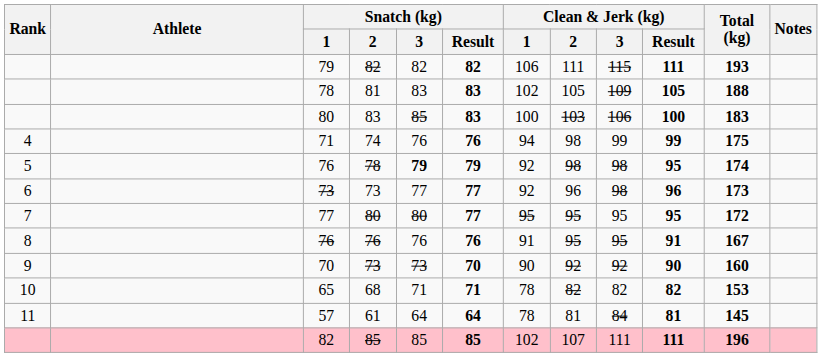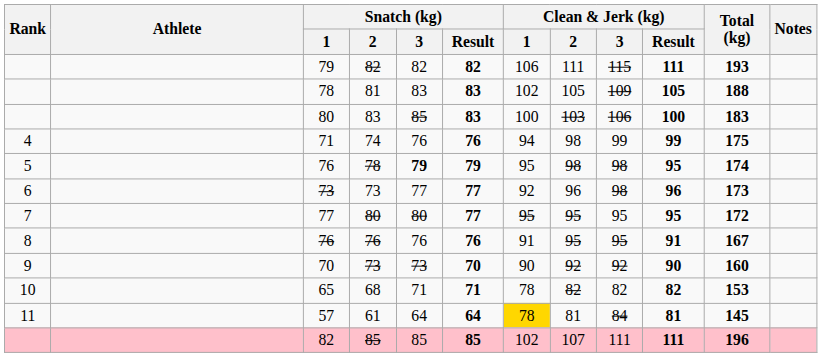(527, 166) 92 -> (527, 166) 95
(527, 315) no background -> (527, 315) gold background
